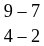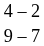rows swapped: (22, 36) <-> (22, 11)
